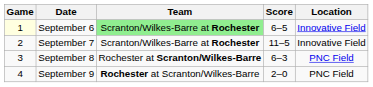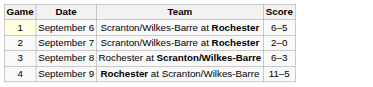- column: (331, 12)
(180, 27) lightgreen background -> (180, 27) no background
(279, 43) 11–5 -> (279, 43) 2–0
(279, 74) 2–0 -> (279, 74) 11–5
